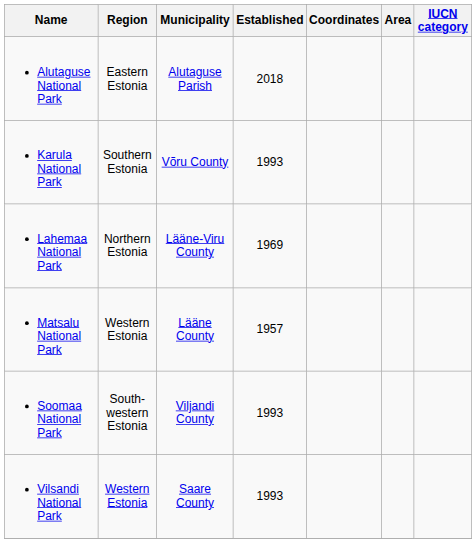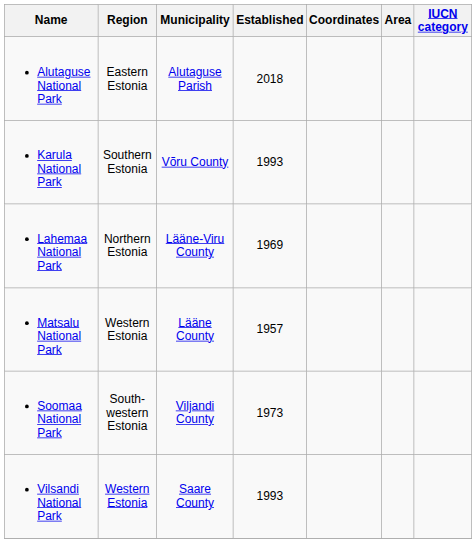(270, 412) 1993 -> (270, 412) 1973
